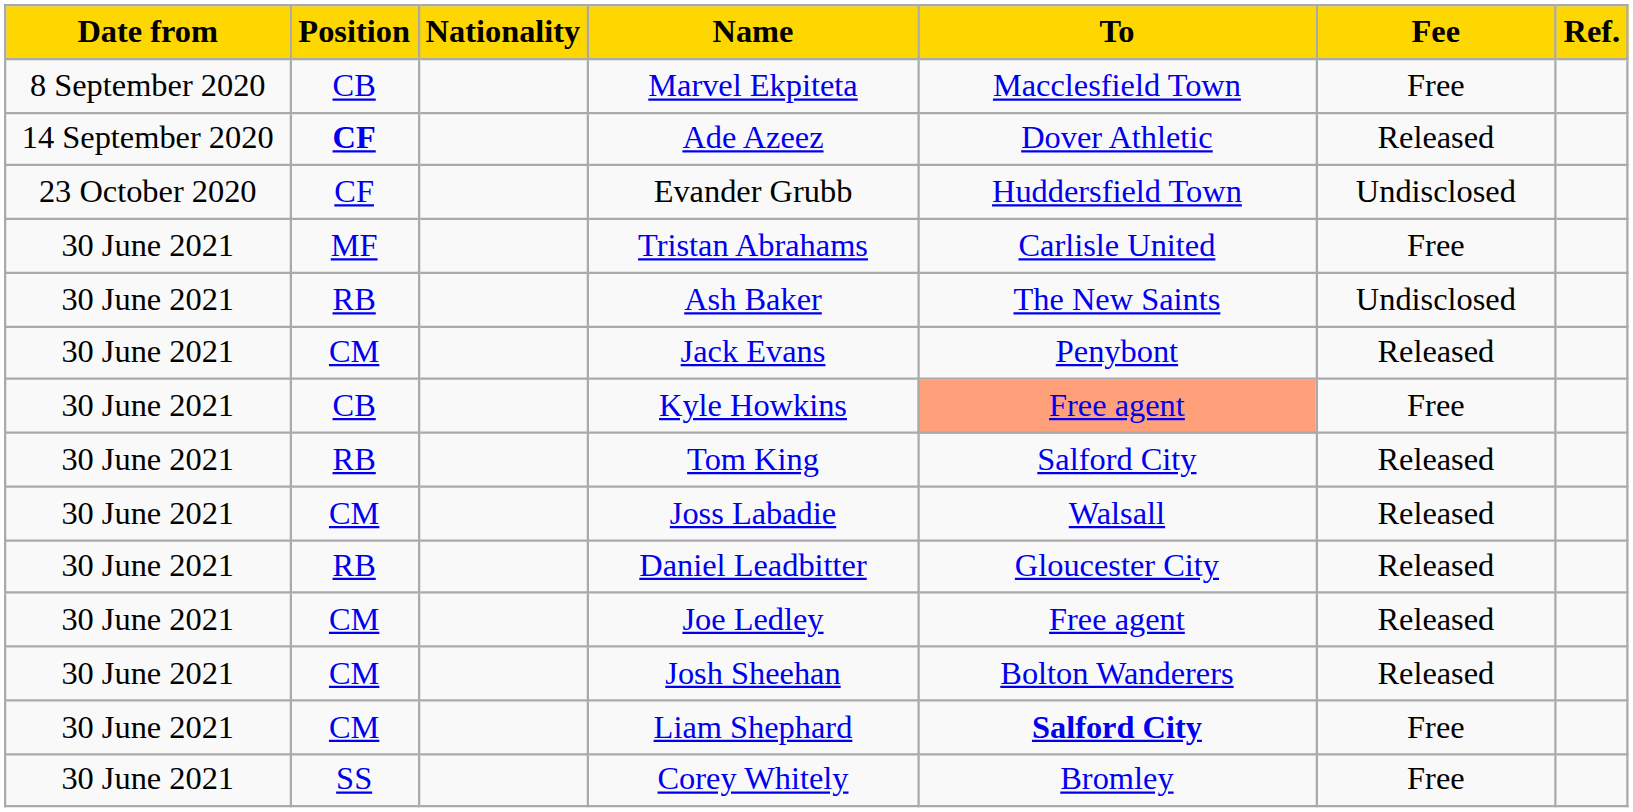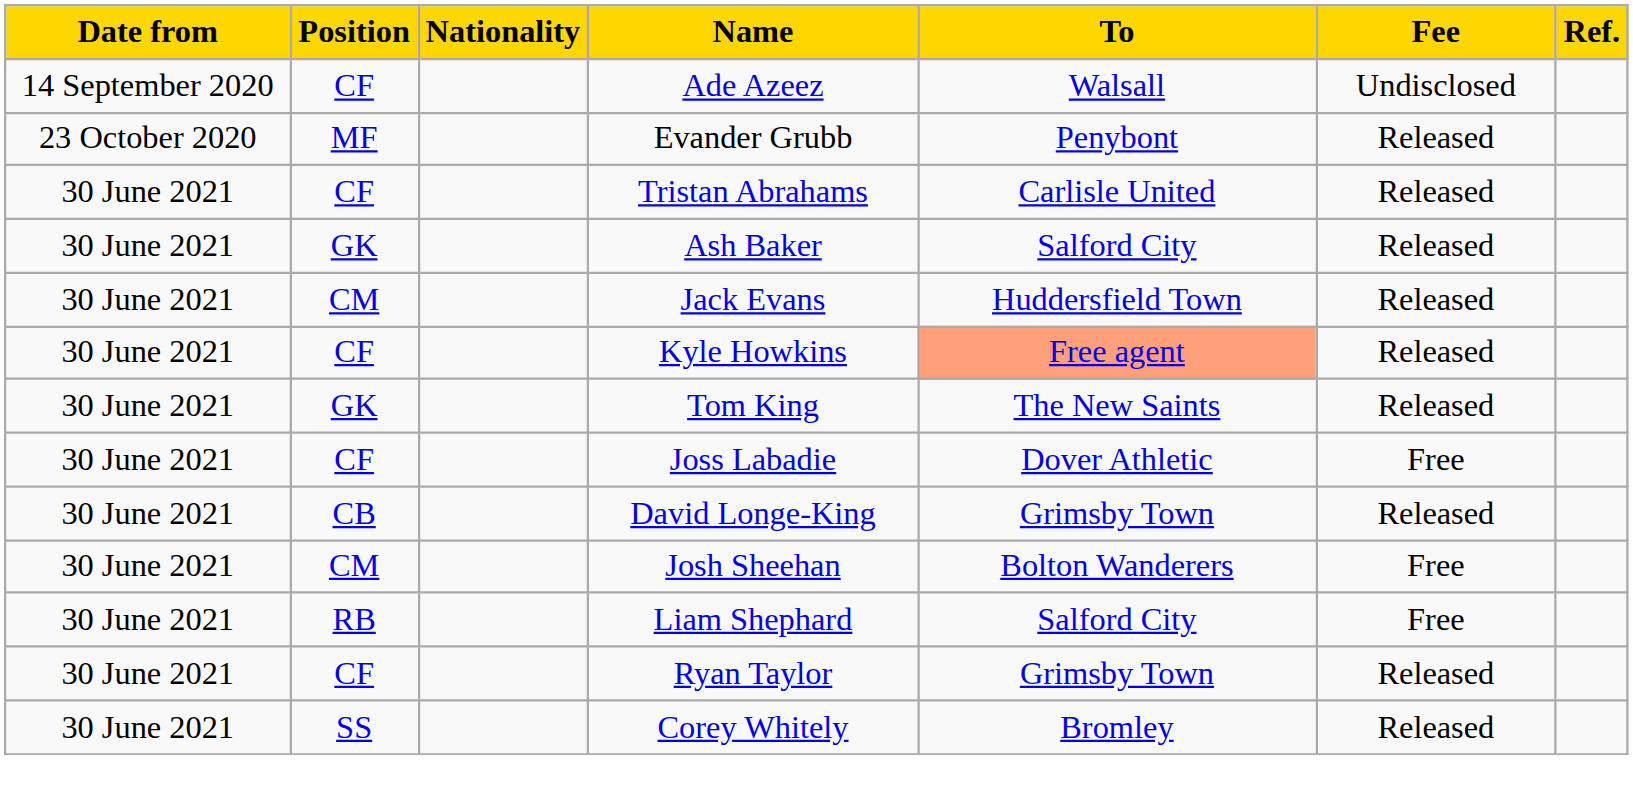- row: (753, 85)
(354, 138) bold -> (354, 85) normal
(1117, 138) Dover Athletic -> (1117, 85) Walsall
(1436, 138) Released -> (1436, 85) Undisclosed
(354, 191) CF -> (354, 138) MF
(1117, 191) Huddersfield Town -> (1117, 138) Penybont
(1436, 191) Undisclosed -> (1436, 138) Released
(354, 245) MF -> (354, 191) CF
(1436, 245) Free -> (1436, 191) Released
(354, 298) RB -> (354, 245) GK
(1117, 298) The New Saints -> (1117, 245) Salford City
(1436, 298) Undisclosed -> (1436, 245) Released
(1117, 352) Penybont -> (1117, 298) Huddersfield Town
(354, 405) CB -> (354, 352) CF
(1436, 405) Free -> (1436, 352) Released
(354, 459) RB -> (354, 405) GK
(1117, 459) Salford City -> (1117, 405) The New Saints
(354, 512) CM -> (354, 459) CF
(1117, 512) Walsall -> (1117, 459) Dover Athletic
(1436, 512) Released -> (1436, 459) Free
- row: (753, 565)
- row: (753, 619)
+ row: (753, 512)
(1436, 672) Released -> (1436, 565) Free
(354, 726) CM -> (354, 619) RB
(1117, 726) bold -> (1117, 619) normal
+ row: (753, 672)
(1436, 779) Free -> (1436, 726) Released
